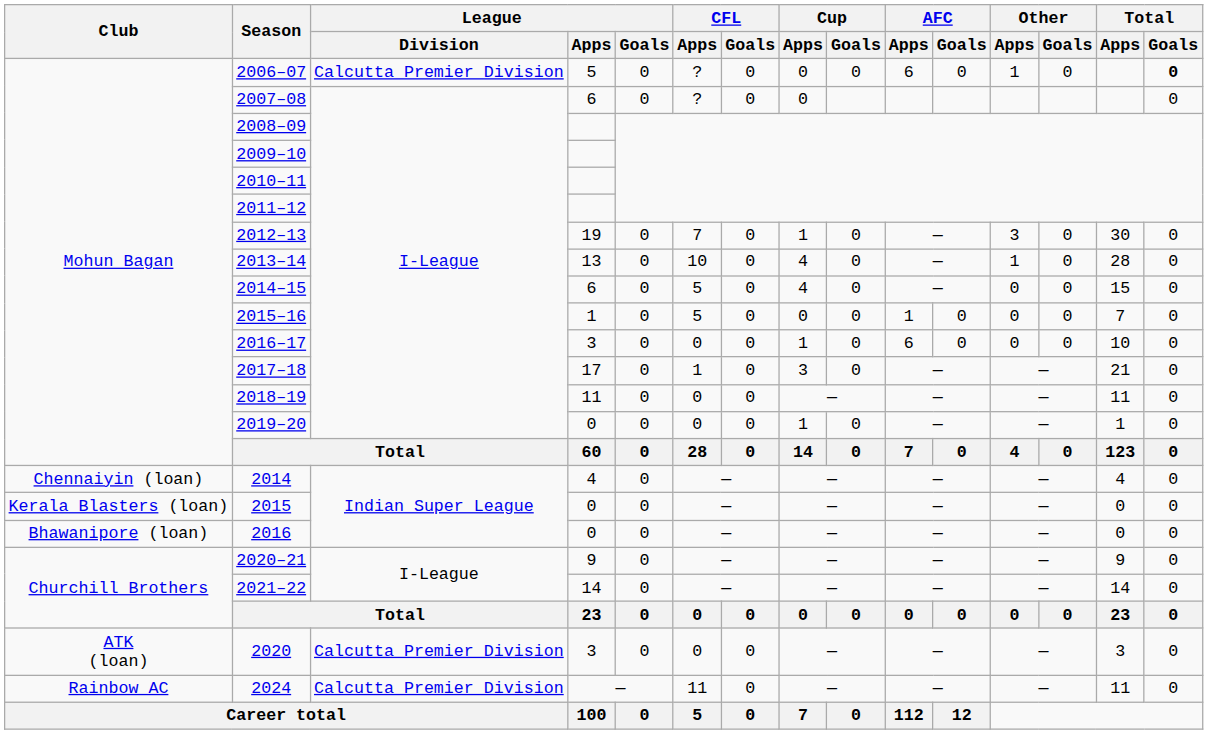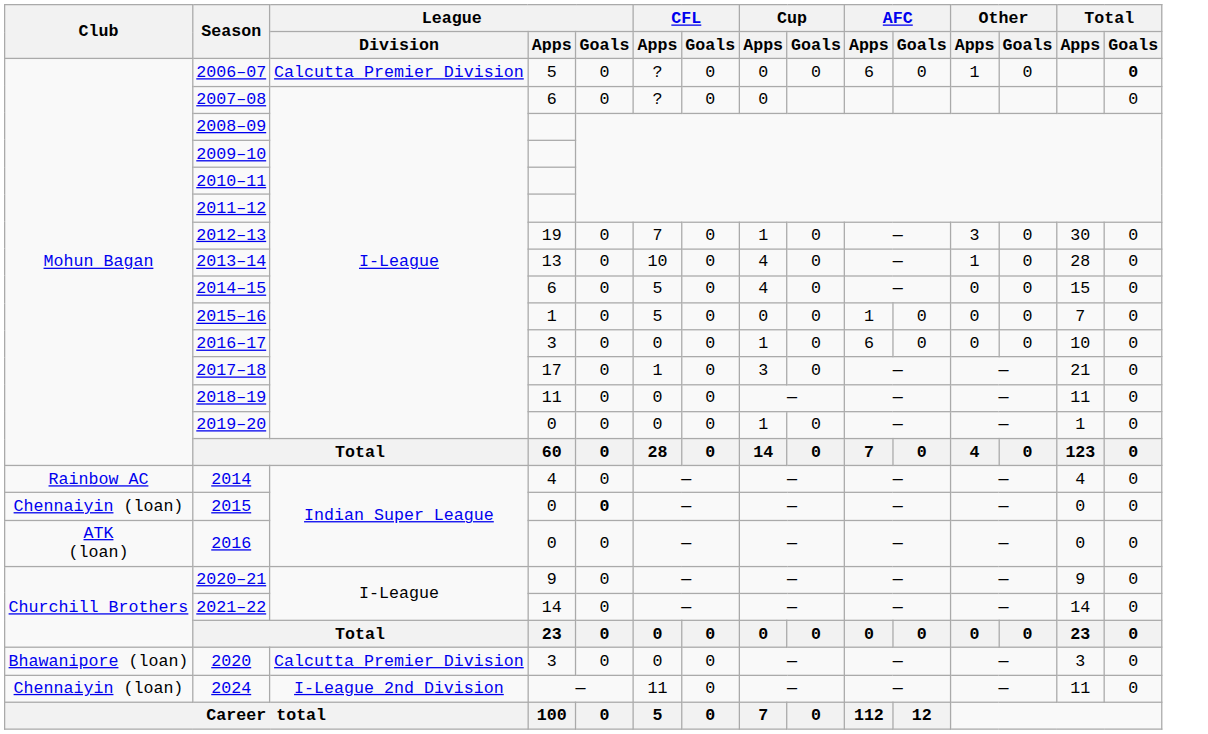(118, 479) Chennaiyin (loan) -> (98, 479) Rainbow AC
(118, 506) Kerala Blasters (loan) -> (98, 506) Chennaiyin (loan)
(644, 506) normal -> (605, 506) bold
(118, 533) Bhawanipore (loan) -> (98, 543) ATK (loan)
(118, 652) ATK (loan) -> (98, 661) Bhawanipore (loan)
(118, 688) Rainbow AC -> (98, 688) Chennaiyin (loan)
(439, 688) Calcutta Premier Division -> (399, 688) I-League 2nd Division
